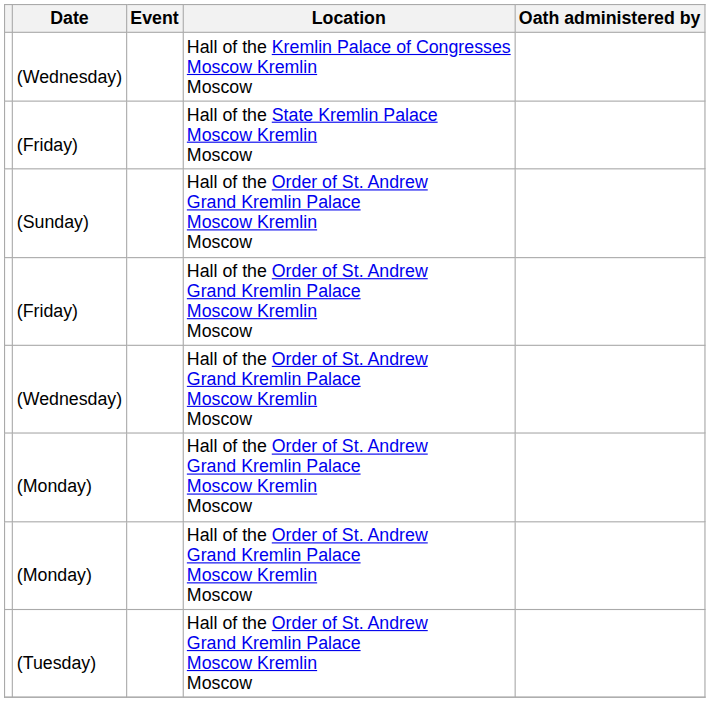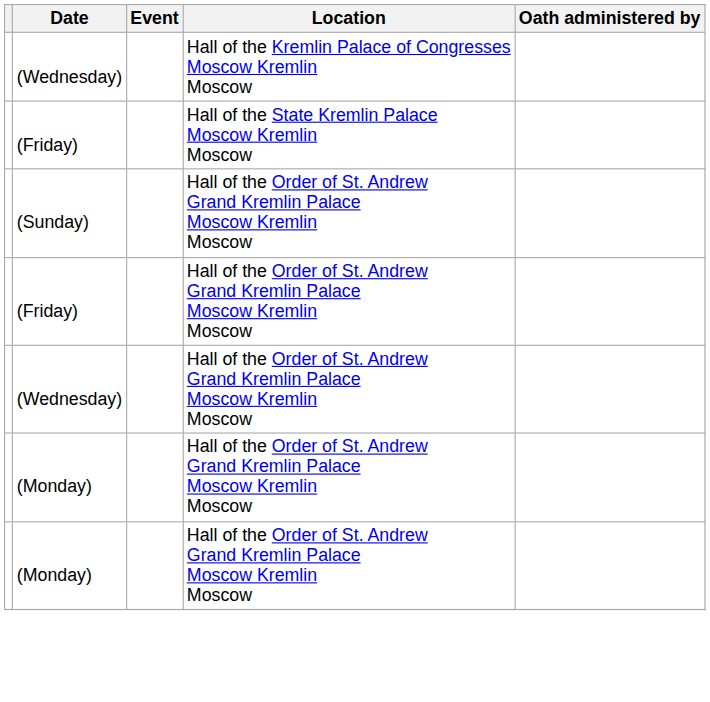- row: (56, 663)
